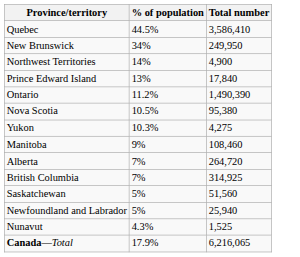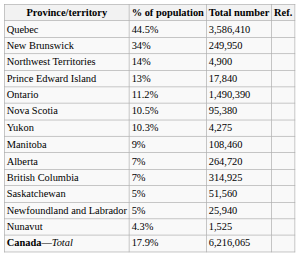+ column: (283, 12)
